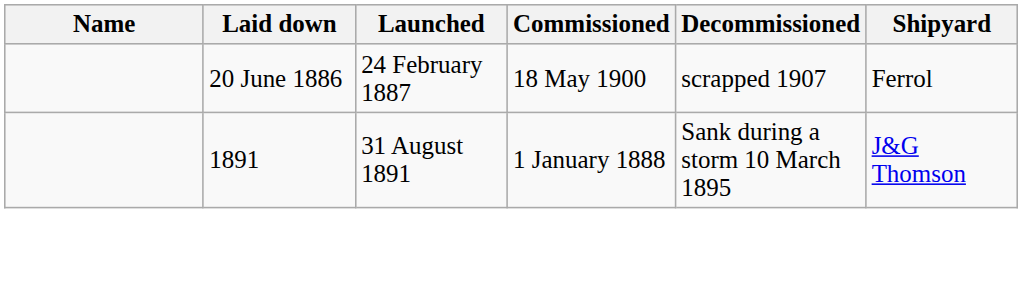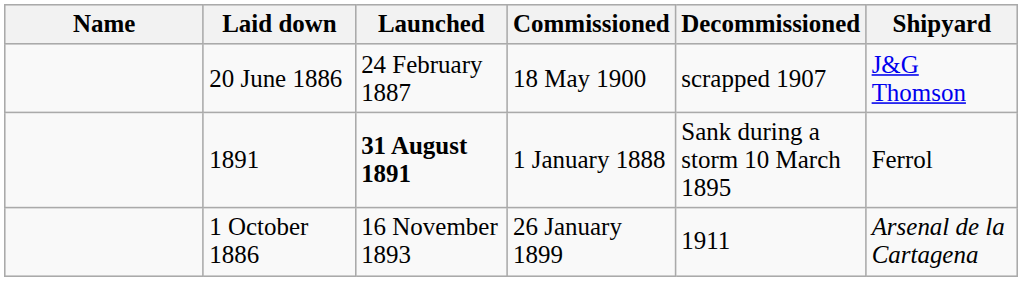(902, 77) Ferrol -> (919, 77) J&G Thomson
(412, 159) normal -> (414, 159) bold
(919, 159) J&G Thomson -> (902, 159) Ferrol
+ row: (259, 241)
